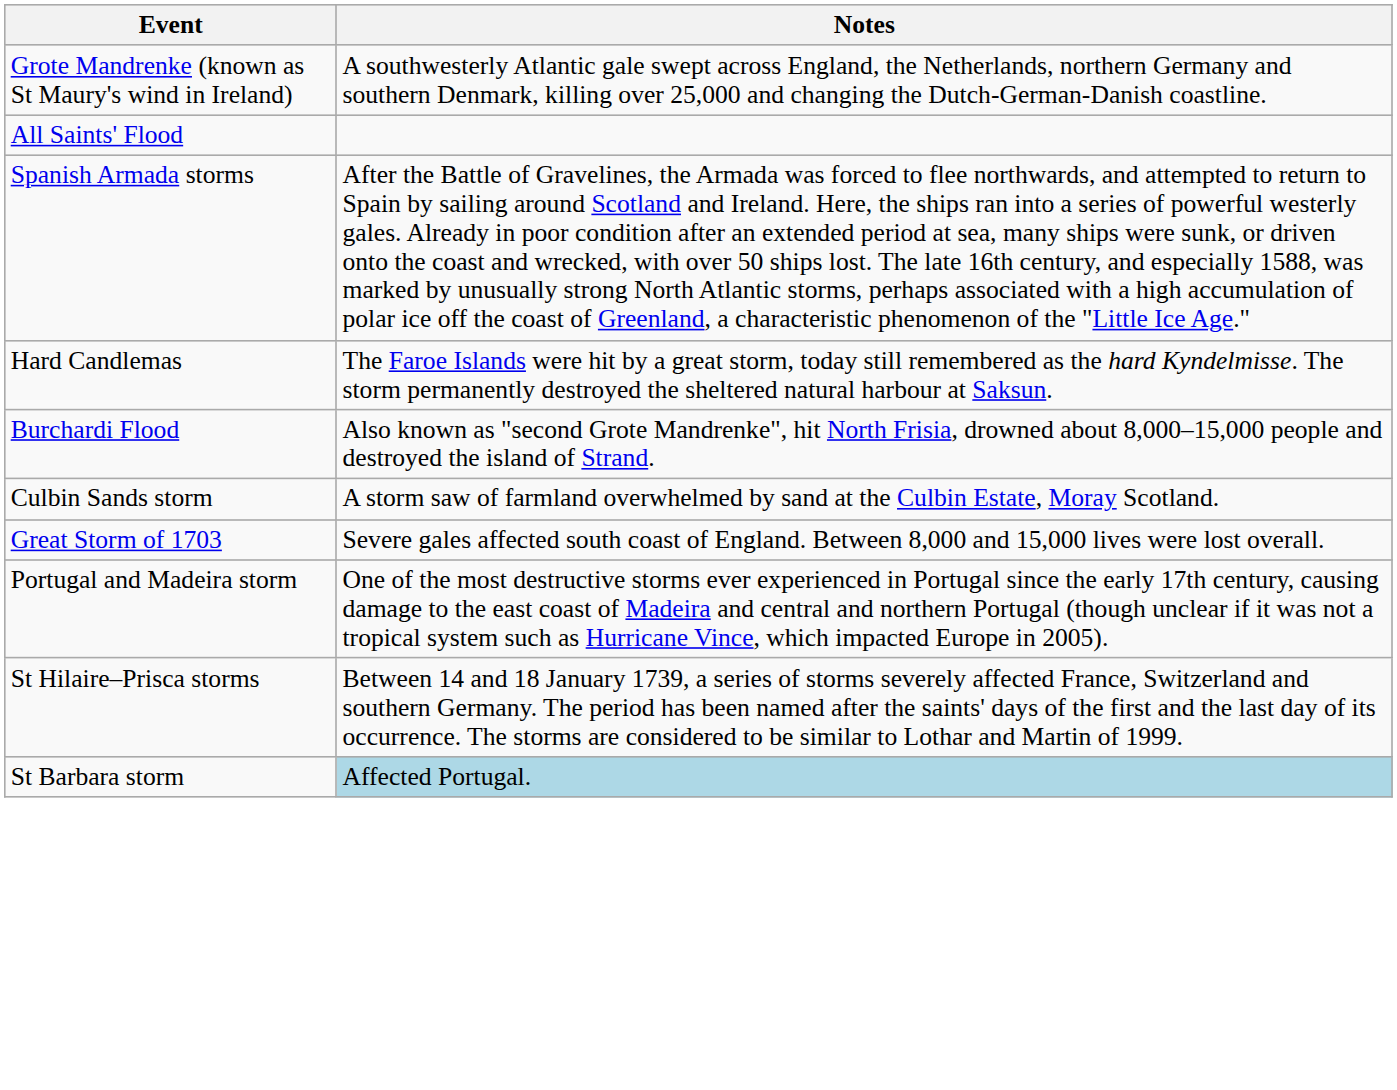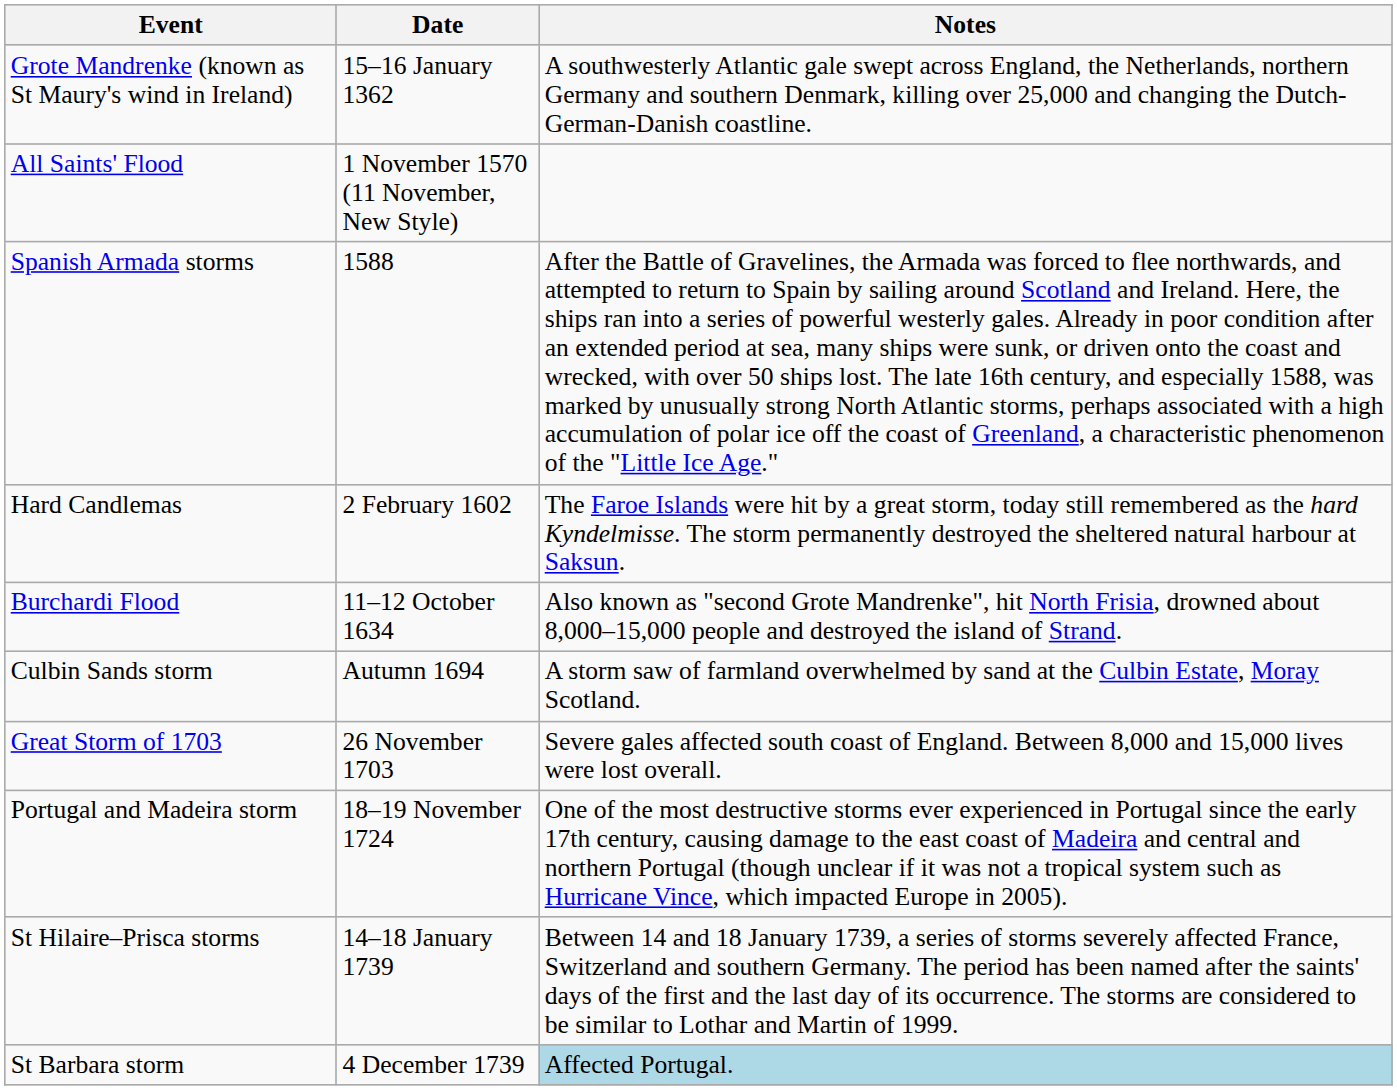+ column: (438, 24)
